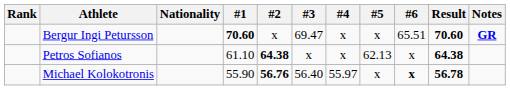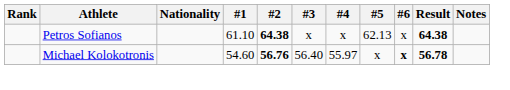- row: (98, 34)
(240, 74) 55.90 -> (240, 54) 54.60
